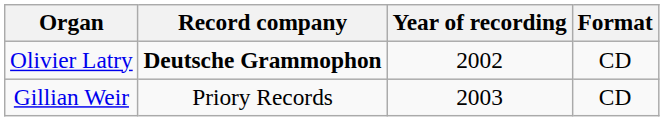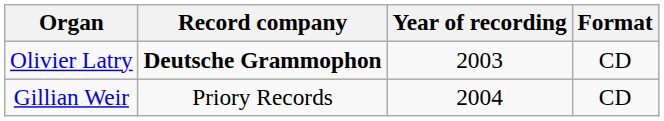(480, 60) 2002 -> (480, 60) 2003
(480, 97) 2003 -> (480, 97) 2004
